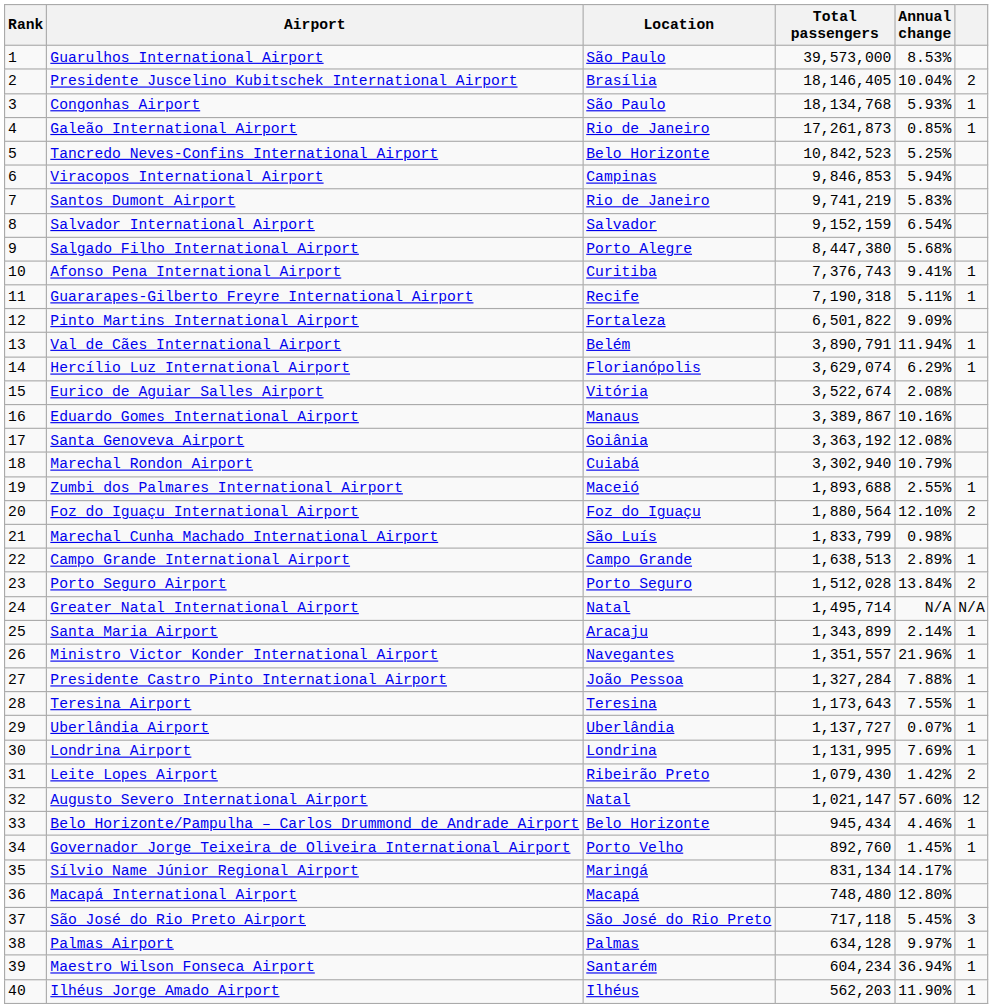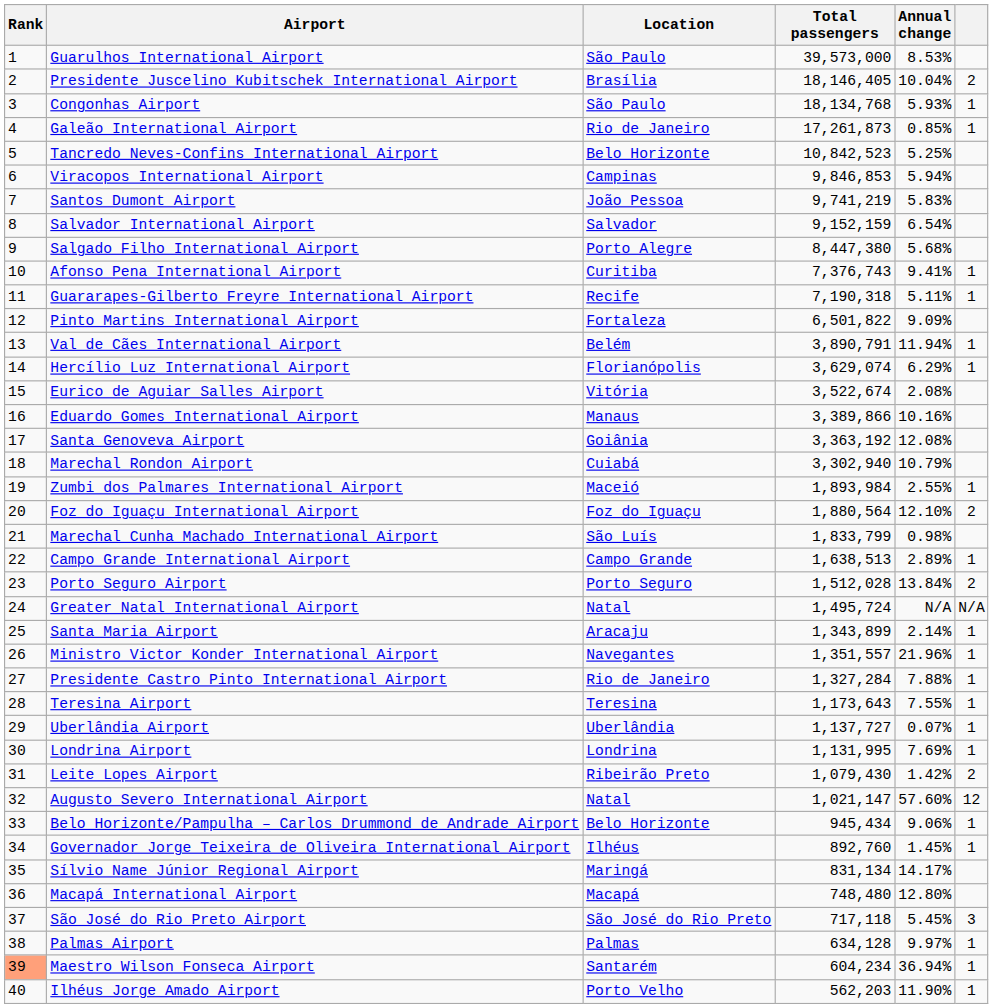(648, 201) Rio de Janeiro -> (635, 201) João Pessoa
(852, 417) 3,389,867 -> (852, 417) 3,389,866
(852, 488) 1,893,688 -> (852, 488) 1,893,984
(852, 608) 1,495,714 -> (852, 608) 1,495,724
(635, 680) João Pessoa -> (648, 680) Rio de Janeiro
(929, 824) 4.46% -> (929, 824) 9.06%
(635, 848) Porto Velho -> (613, 848) Ilhéus
(17, 967) no background -> (17, 967) lightsalmon background
(613, 991) Ilhéus -> (635, 991) Porto Velho
